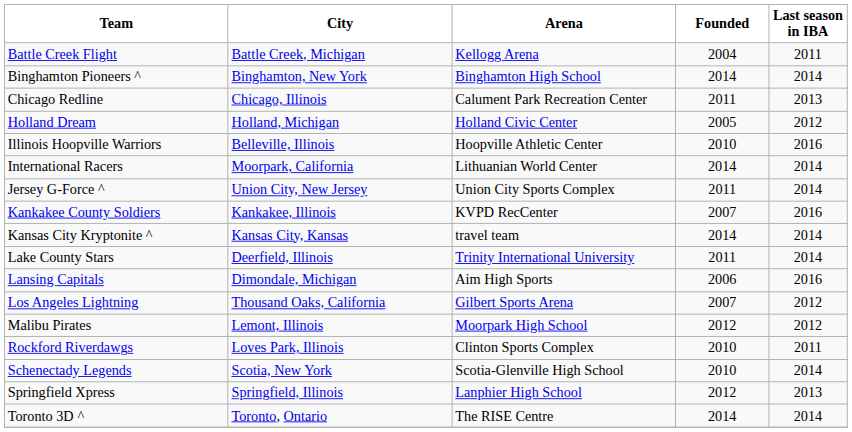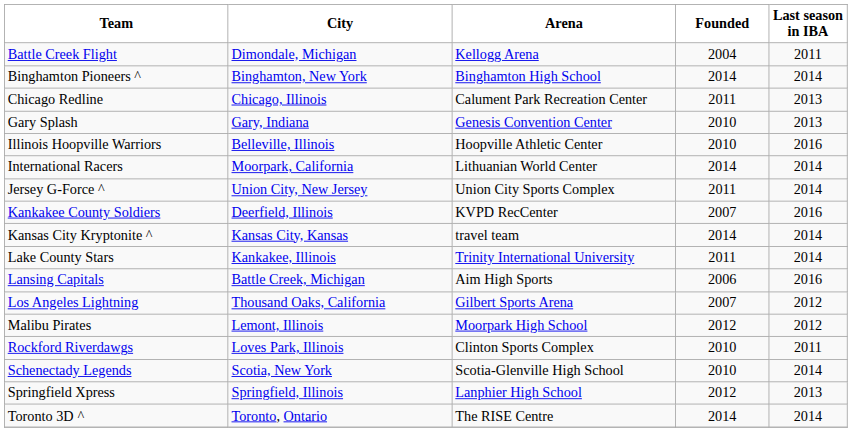(298, 54) Battle Creek, Michigan -> (294, 54) Dimondale, Michigan
+ row: (43, 122)
- row: (52, 122)
(284, 212) Kankakee, Illinois -> (282, 212) Deerfield, Illinois
(282, 257) Deerfield, Illinois -> (284, 257) Kankakee, Illinois
(294, 280) Dimondale, Michigan -> (298, 280) Battle Creek, Michigan
